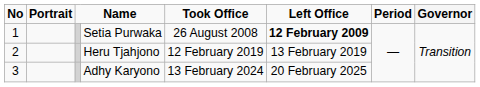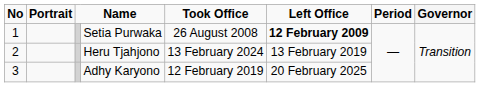(215, 52) 12 February 2019 -> (215, 52) 13 February 2024
(215, 71) 13 February 2024 -> (215, 71) 12 February 2019
